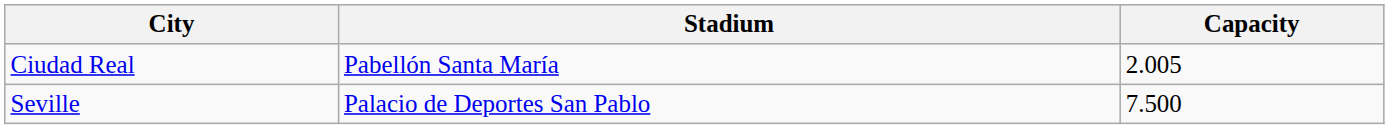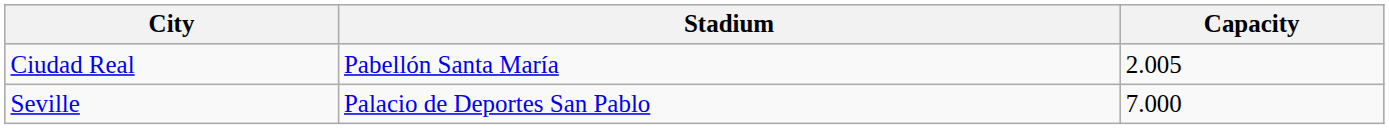(1154, 103) 7.500 -> (1154, 103) 7.000
